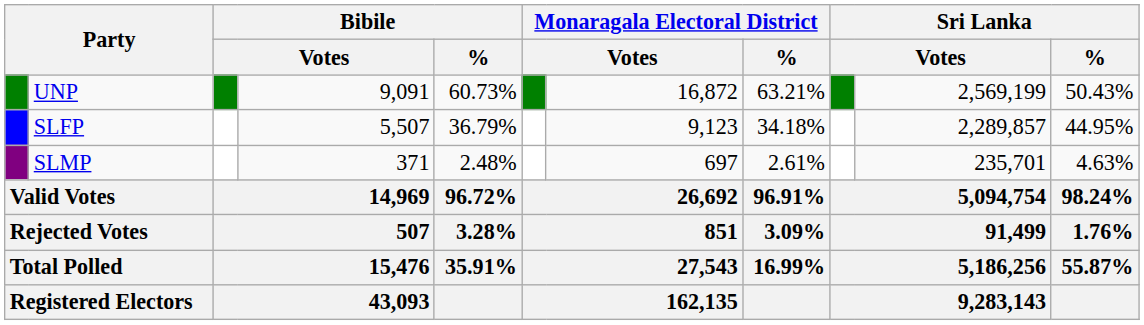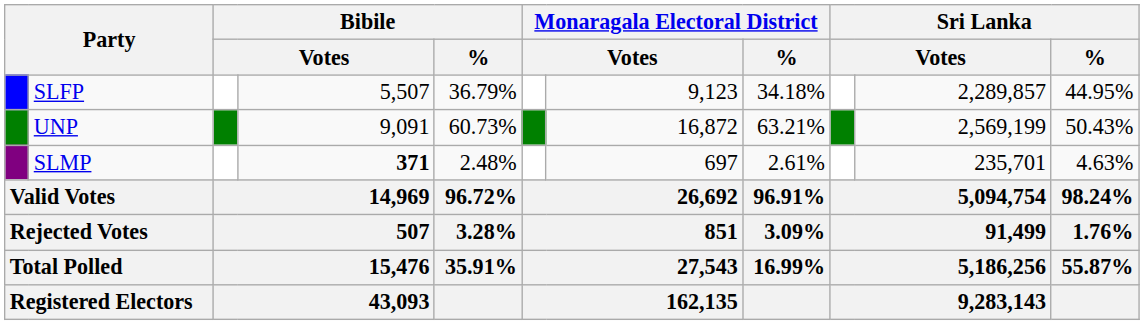rows swapped: (56, 92) <-> (59, 127)
(413, 162) normal -> (413, 162) bold
